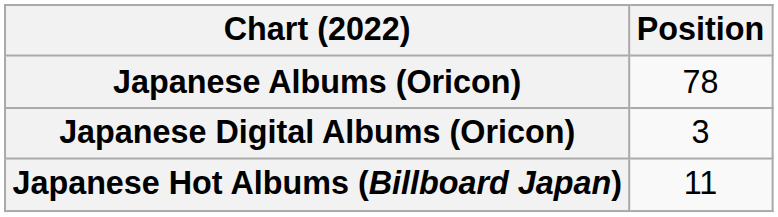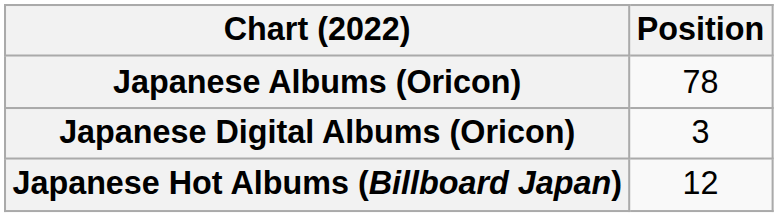(701, 183) 11 -> (701, 183) 12
